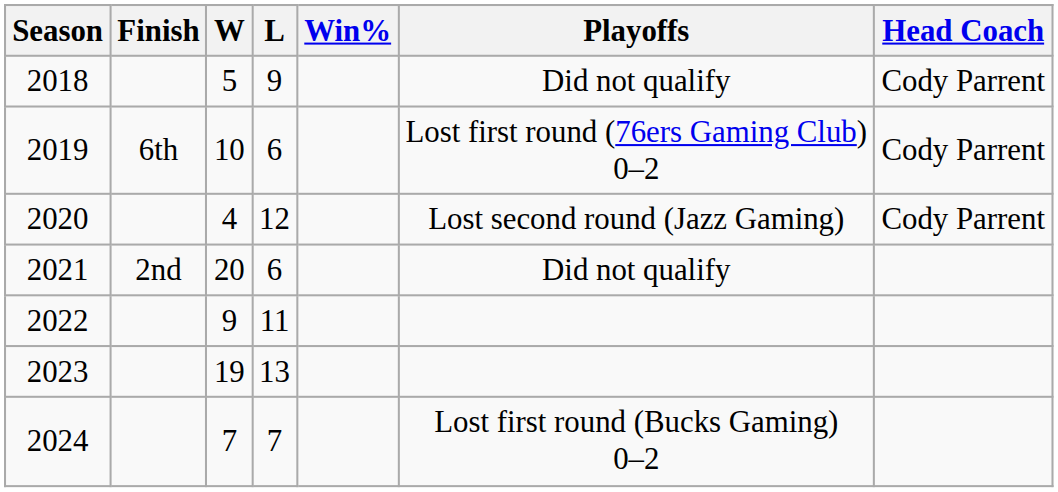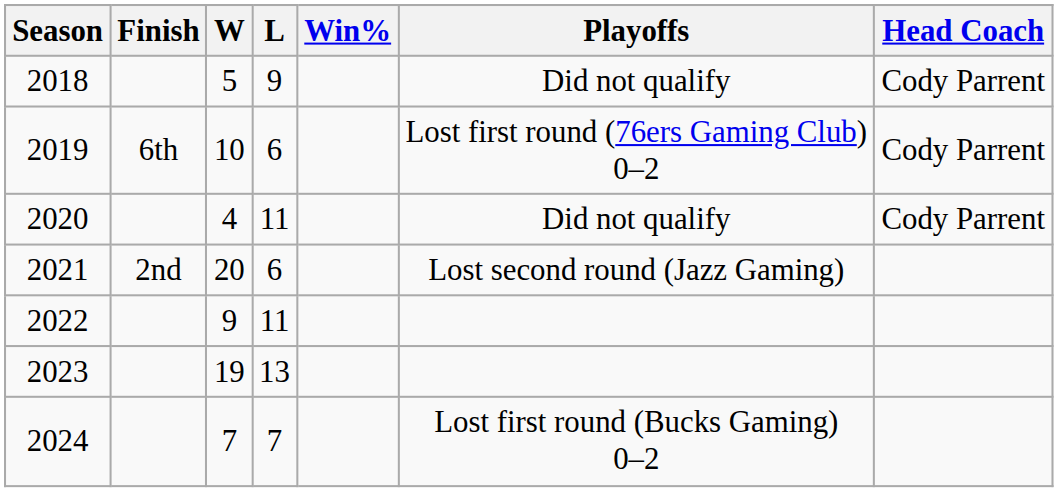(275, 219) 12 -> (275, 219) 11
(636, 219) Lost second round (Jazz Gaming) -> (636, 219) Did not qualify
(636, 270) Did not qualify -> (636, 270) Lost second round (Jazz Gaming)
